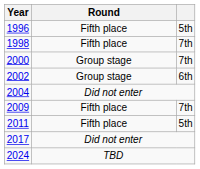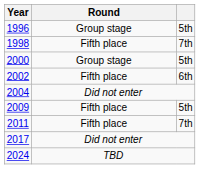(104, 29) Fifth place -> (104, 29) Group stage
(186, 60) 7th -> (186, 60) 5th
(104, 76) Group stage -> (104, 76) Fifth place
(186, 108) 7th -> (186, 108) 5th
(186, 124) 5th -> (186, 124) 7th
